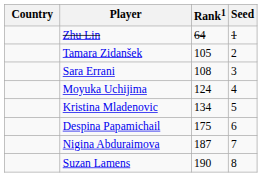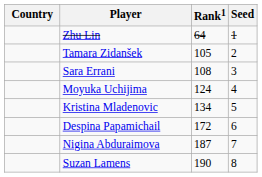(203, 126) 175 -> (203, 126) 172
